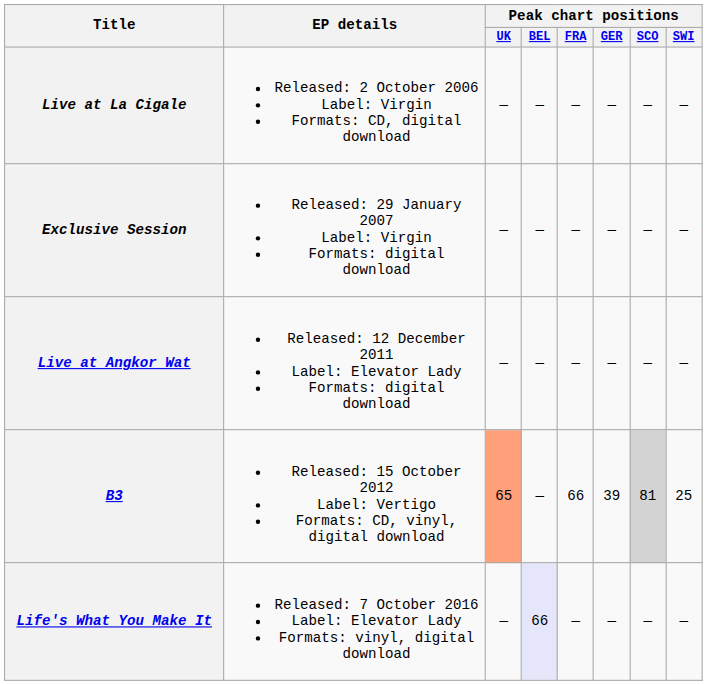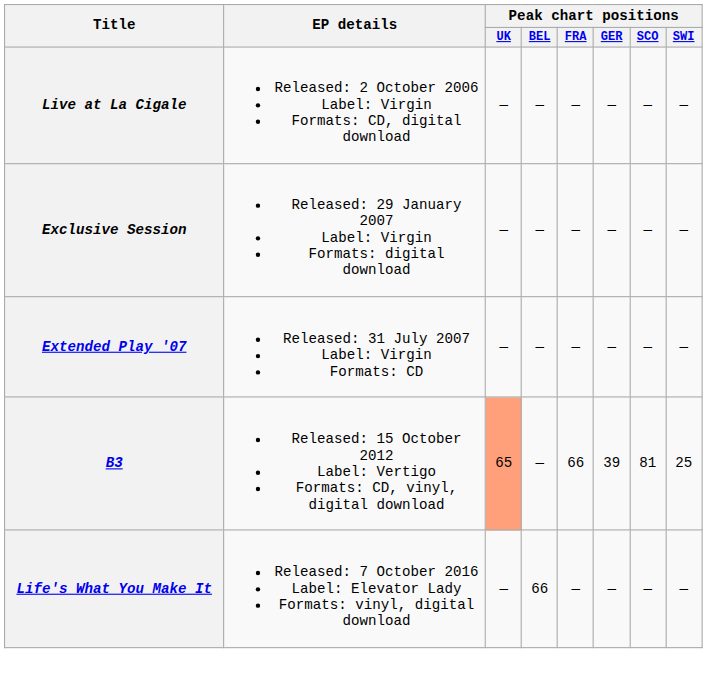+ row: (114, 347)
- row: (114, 363)
(648, 496) lightgrey background -> (648, 464) no background
(540, 621) lavender background -> (540, 589) no background
